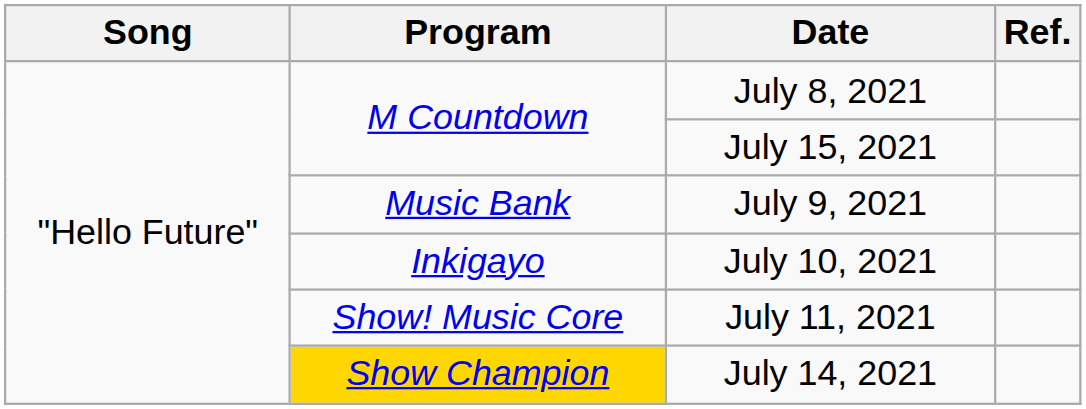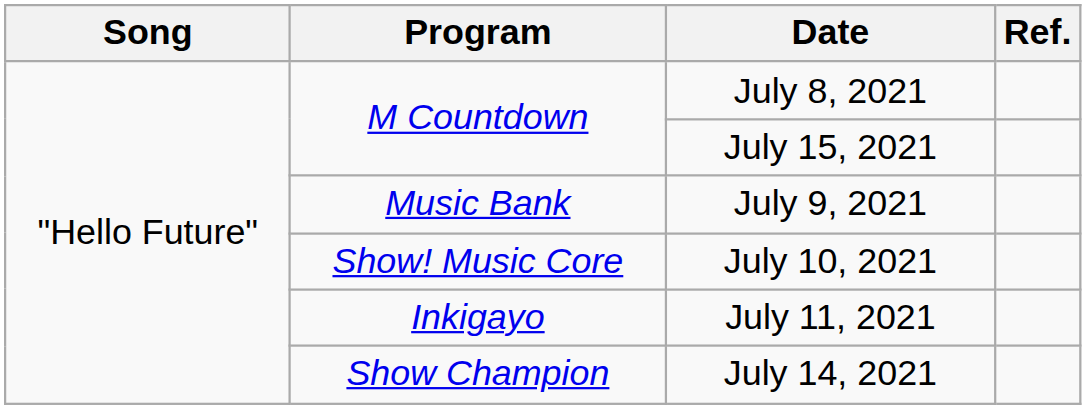(478, 260) Inkigayo -> (478, 260) Show! Music Core
(478, 317) Show! Music Core -> (478, 317) Inkigayo
(478, 373) gold background -> (478, 373) no background
